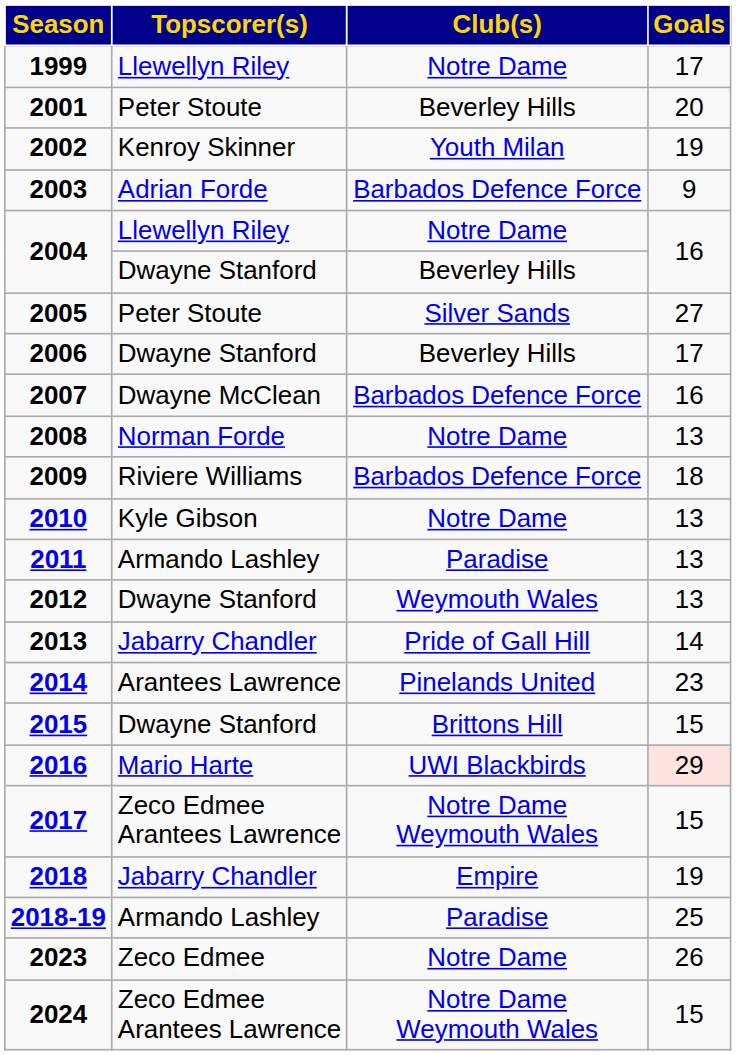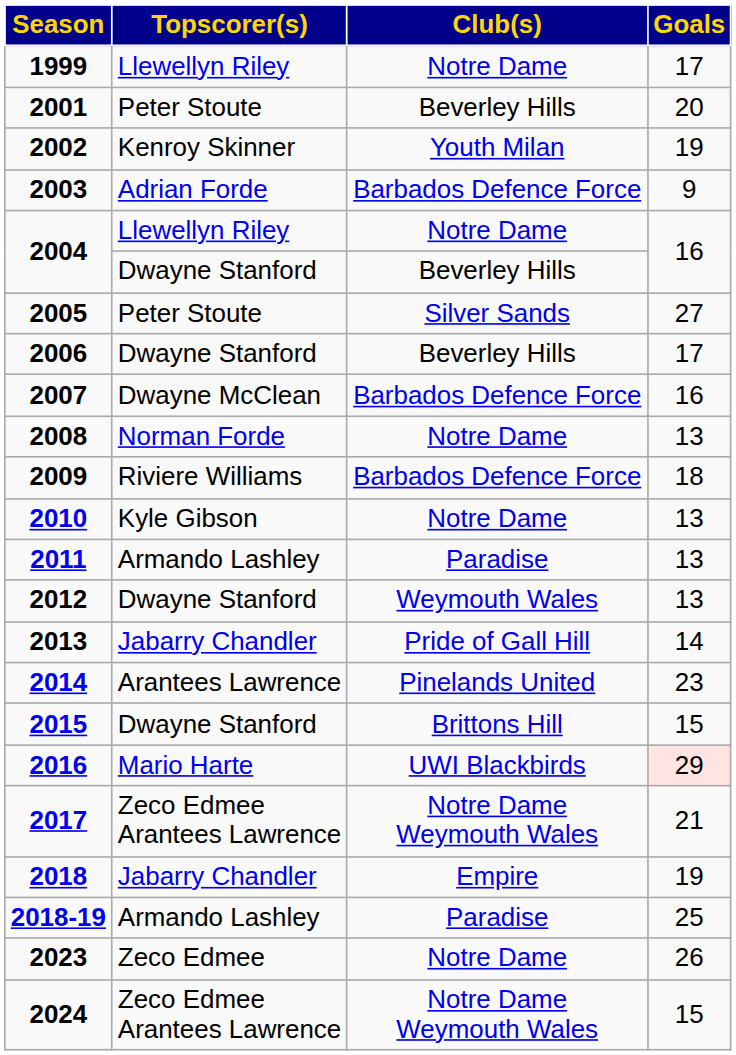(689, 820) 15 -> (689, 820) 21
